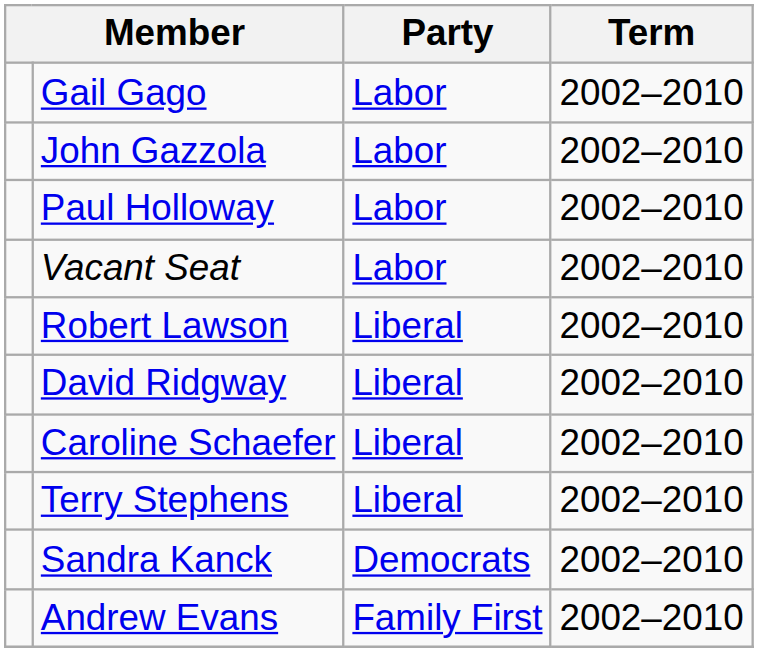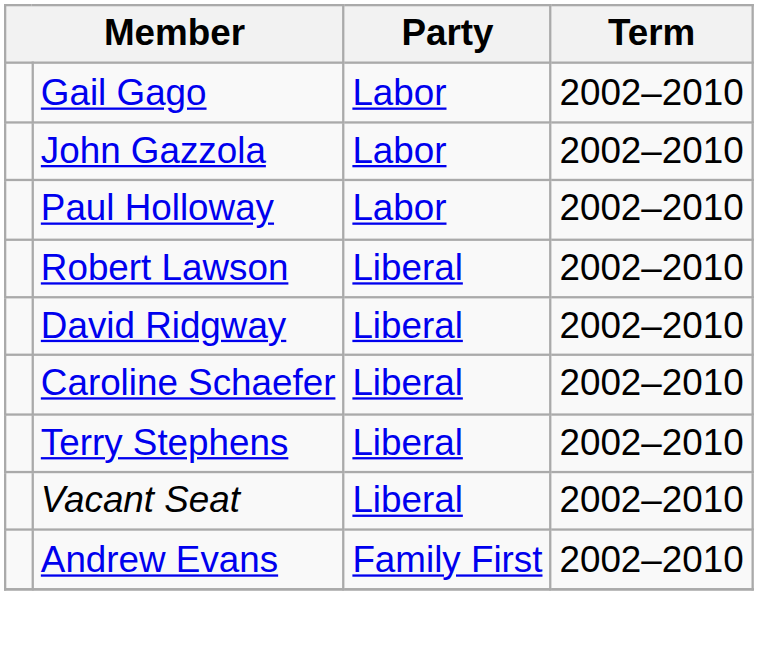- row: (140, 267)
+ row: (140, 500)
- row: (156, 558)
